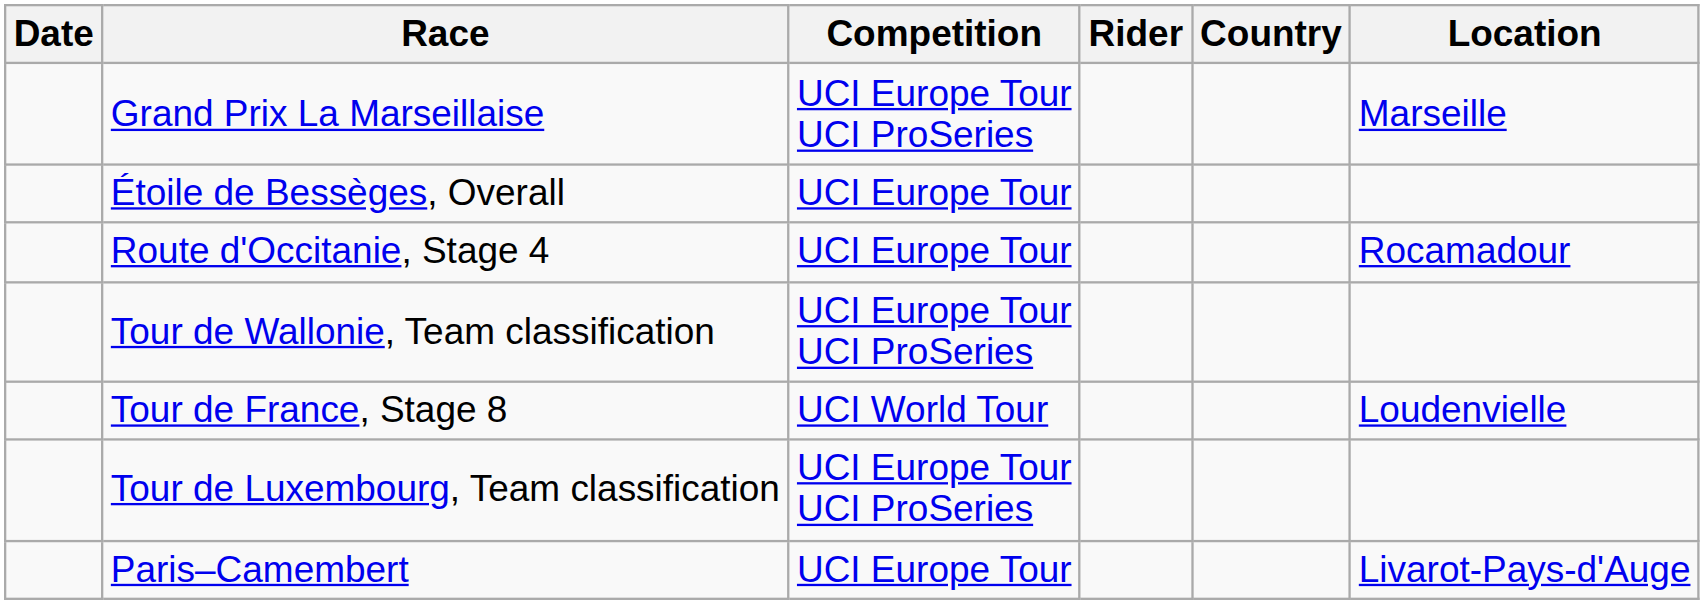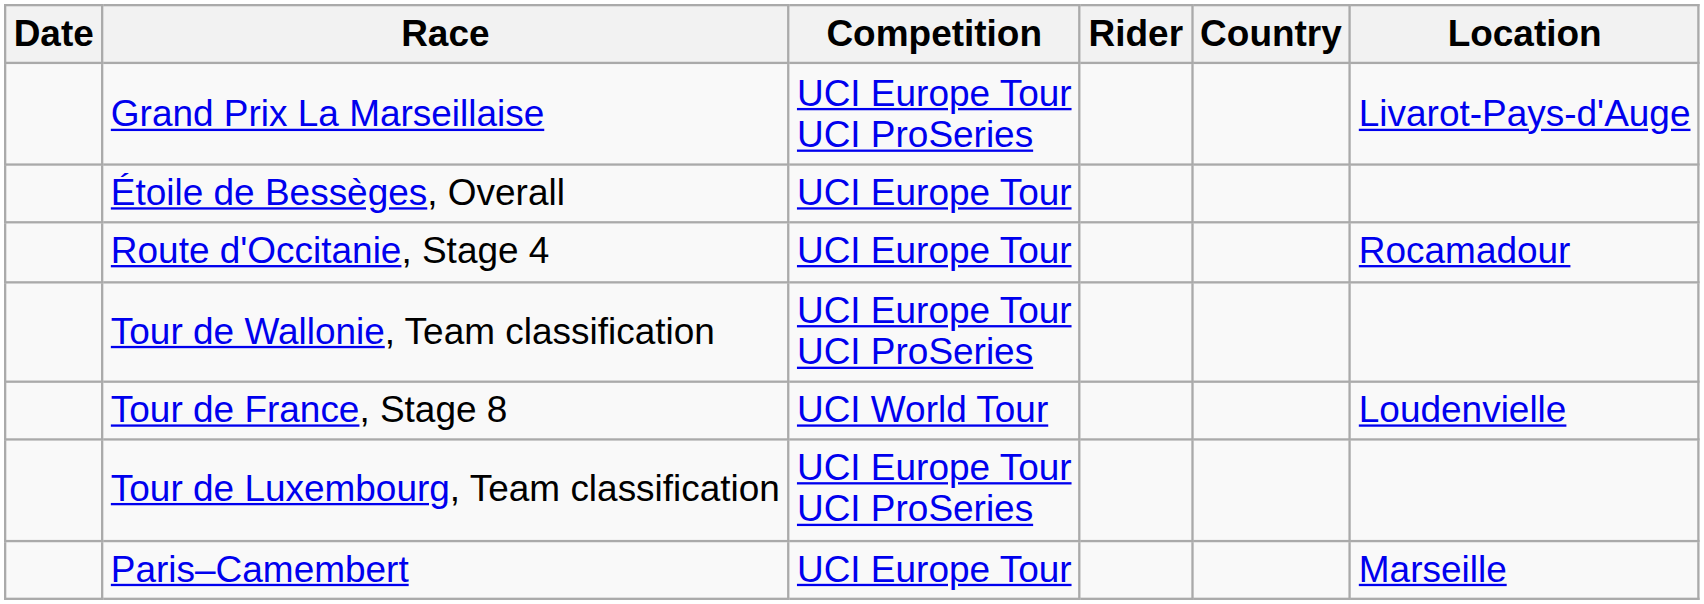(1433, 113) Marseille -> (1525, 113) Livarot-Pays-d'Auge
(1525, 568) Livarot-Pays-d'Auge -> (1433, 568) Marseille
